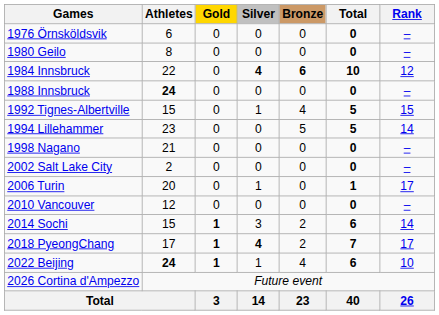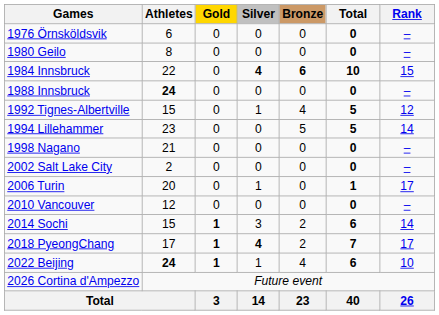(407, 72) 12 -> (407, 72) 15
(407, 110) 15 -> (407, 110) 12
